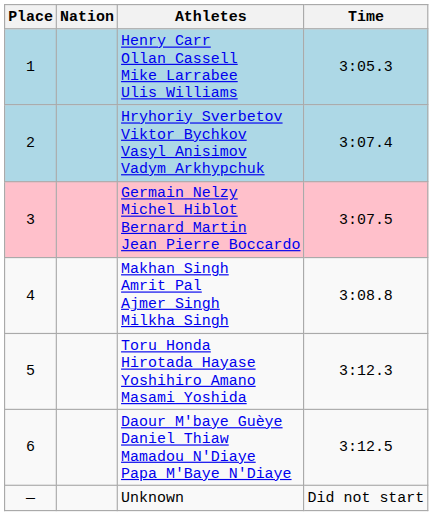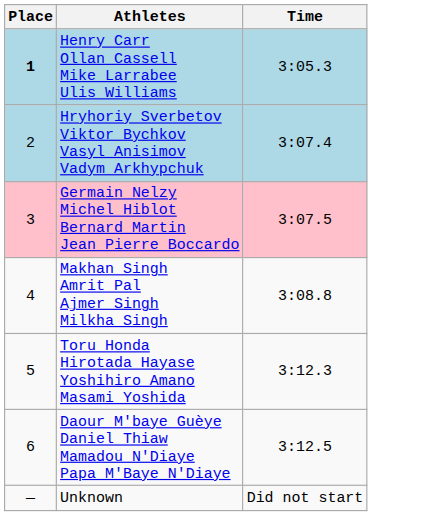- column: (87, 17)
(31, 67) normal -> (31, 67) bold
